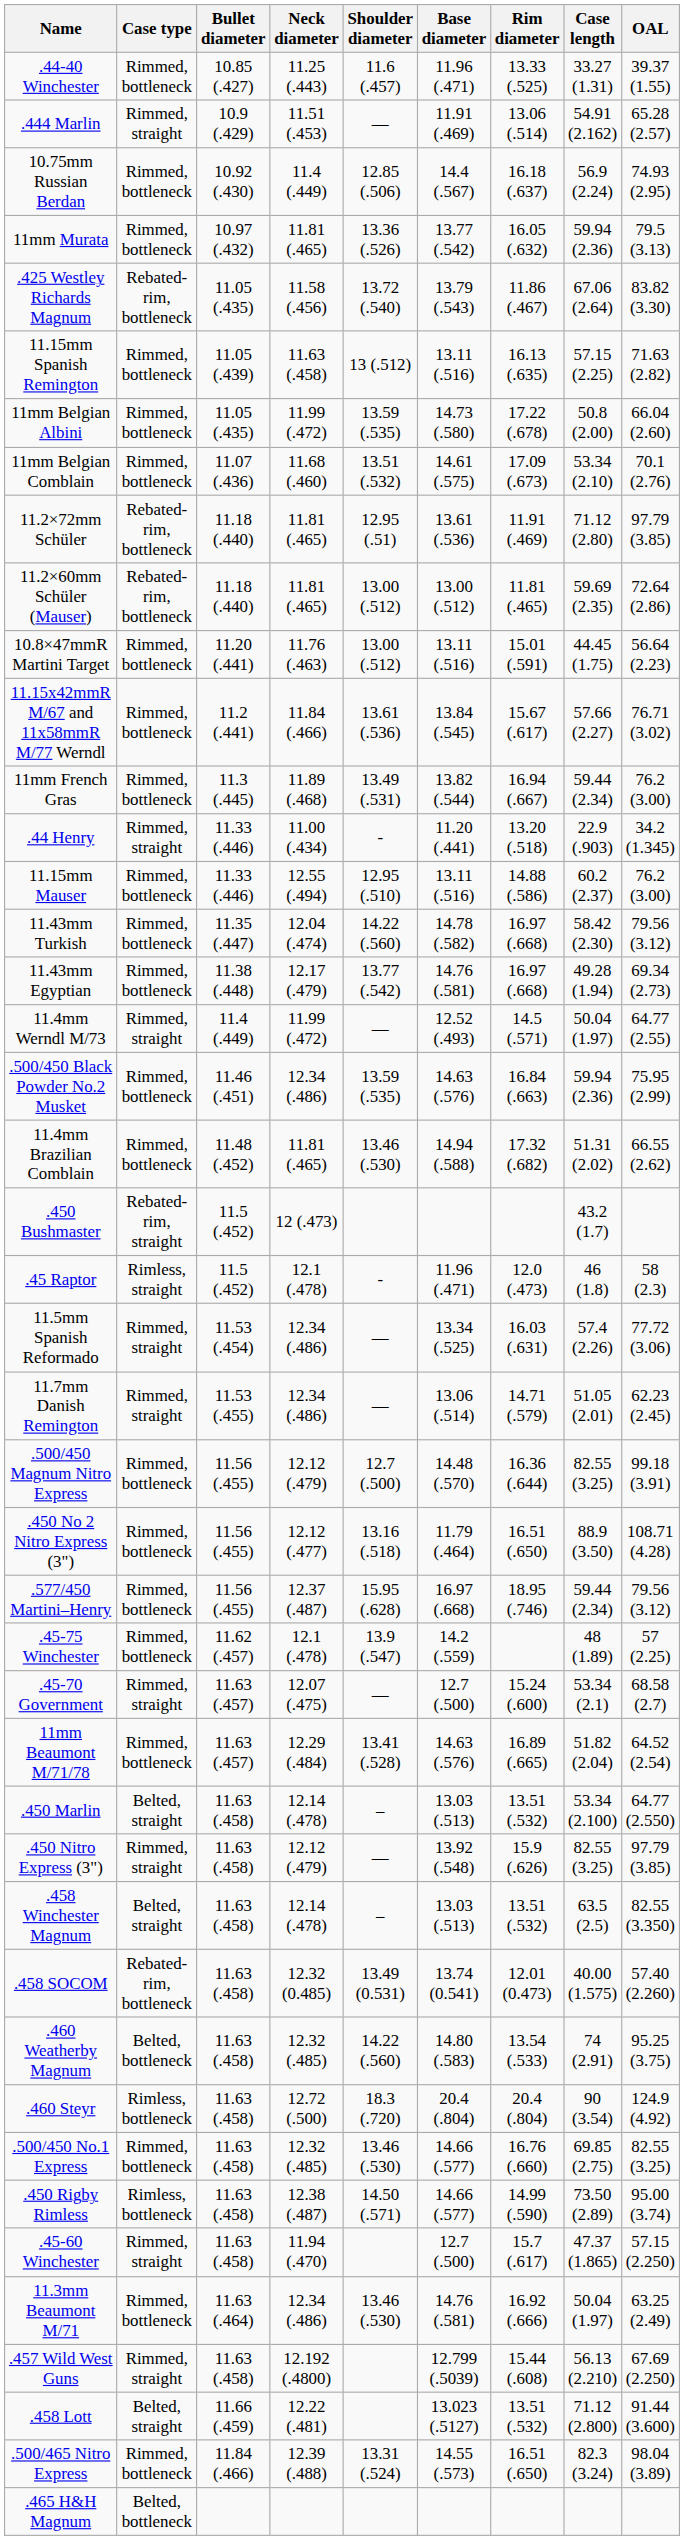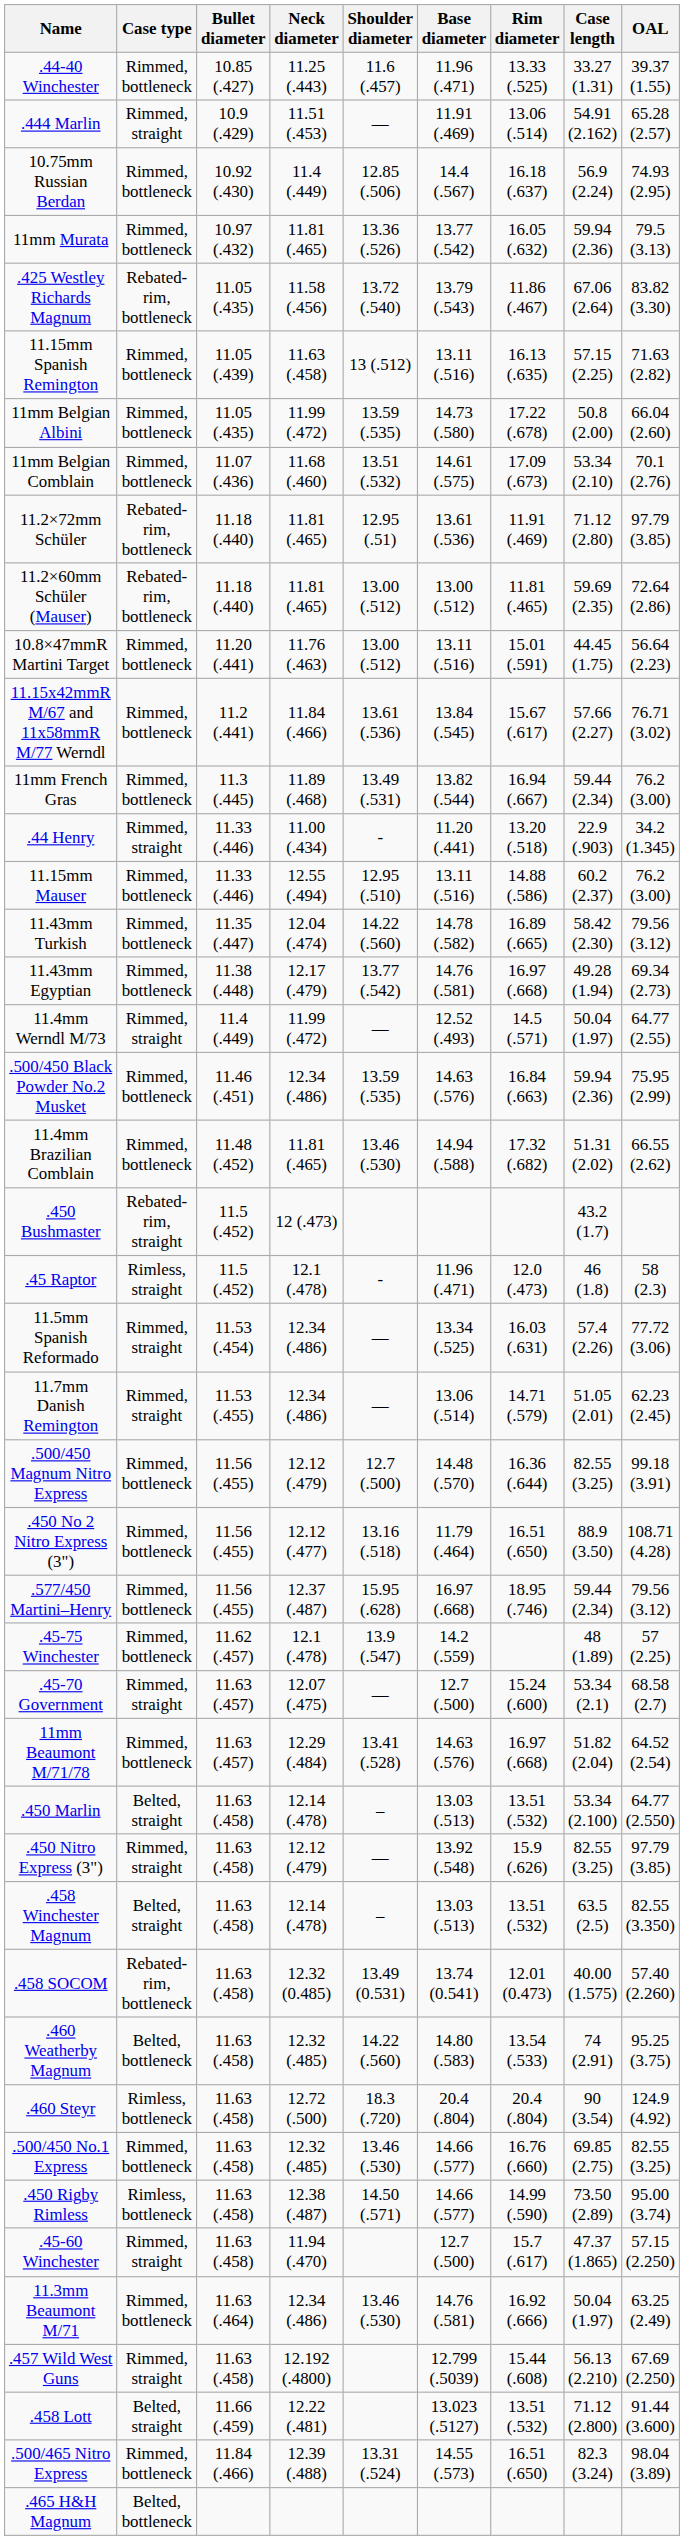(527, 933) 16.97 (.668) -> (527, 933) 16.89 (.665)
(527, 1752) 16.89 (.665) -> (527, 1752) 16.97 (.668)
